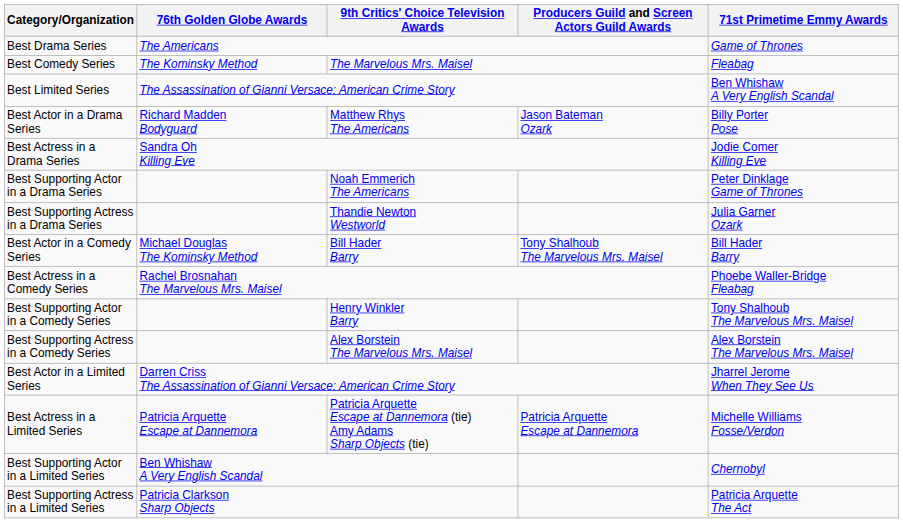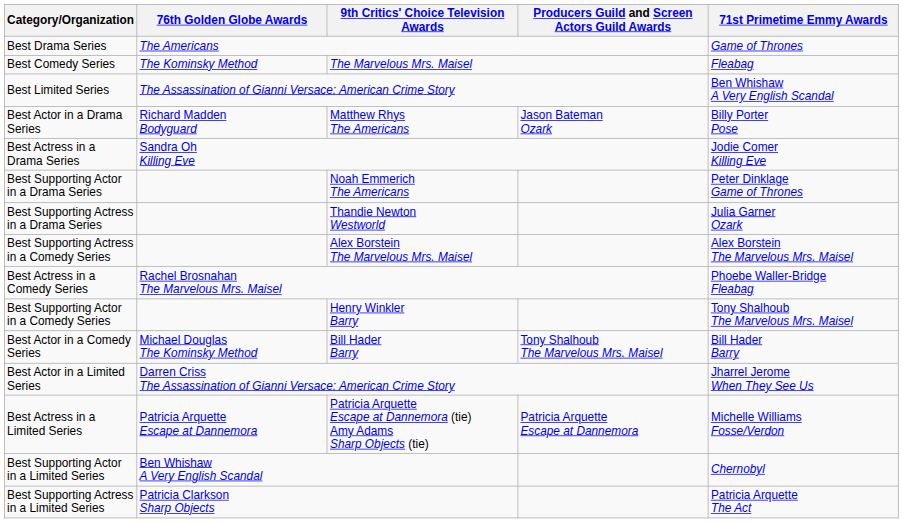rows swapped: (69, 250) <-> (70, 346)
